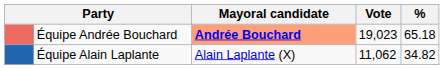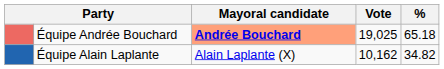(378, 34) 19,023 -> (378, 34) 19,025
(378, 54) 11,062 -> (378, 54) 10,162
